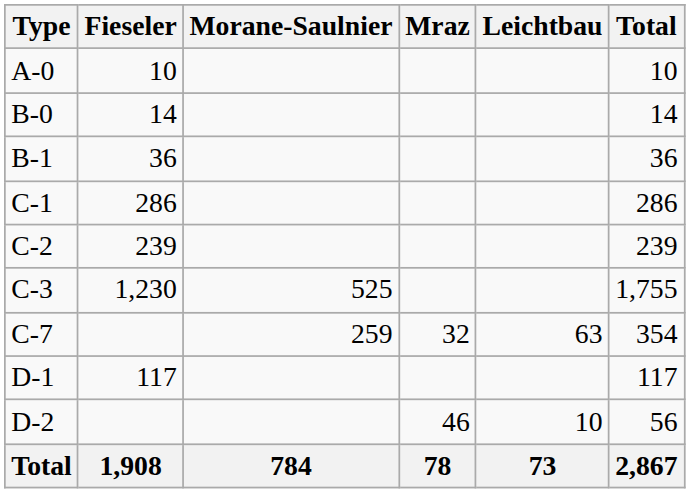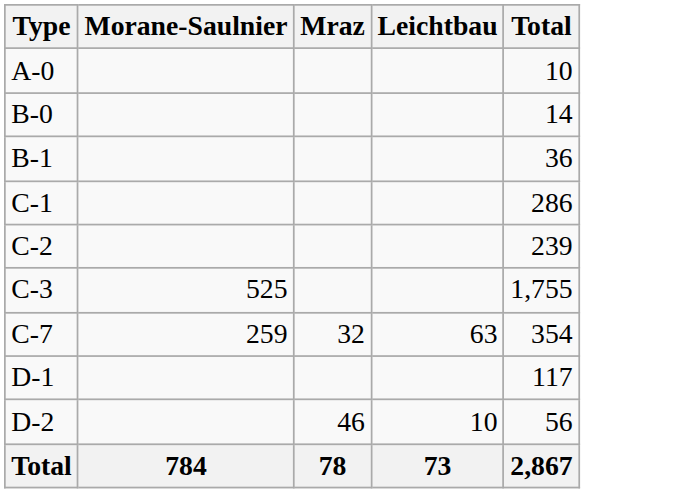- column: (131, 26)
